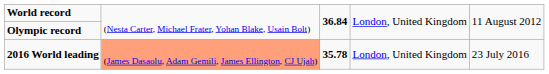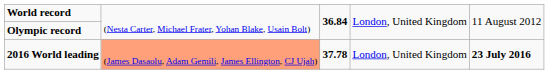(335, 54) 35.78 -> (335, 54) 37.78
(500, 54) normal -> (501, 54) bold
